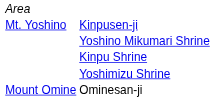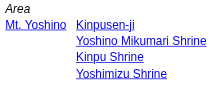- row: (111, 90)
